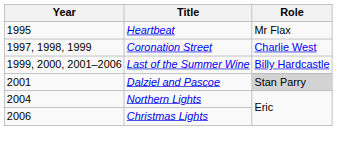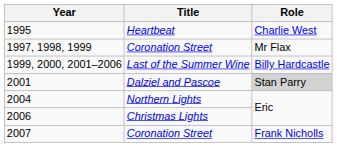(273, 30) Mr Flax -> (286, 30) Charlie West
(286, 47) Charlie West -> (273, 47) Mr Flax
+ row: (19, 133)
